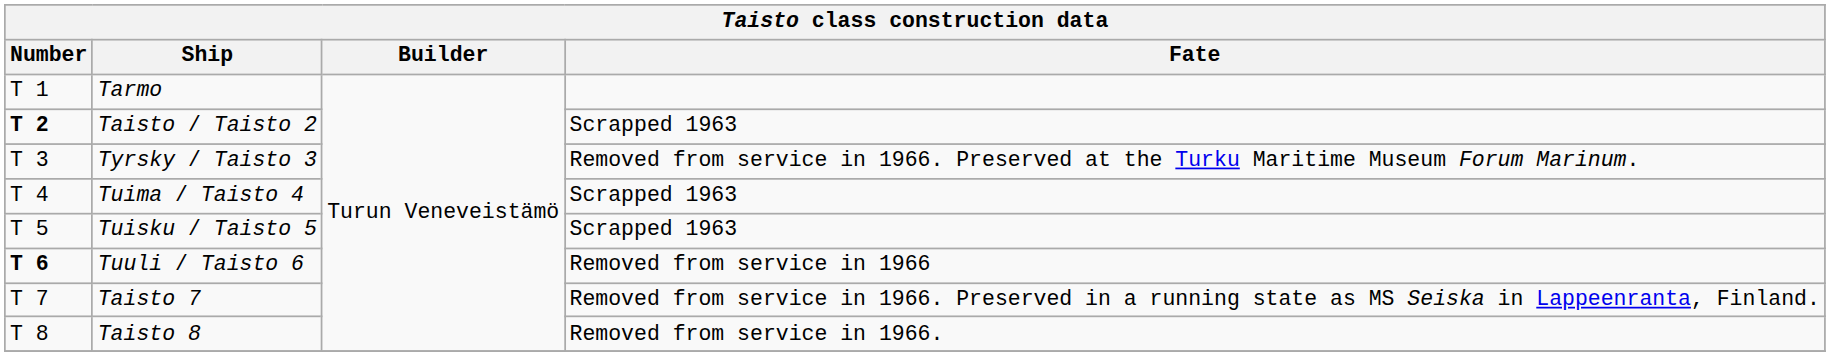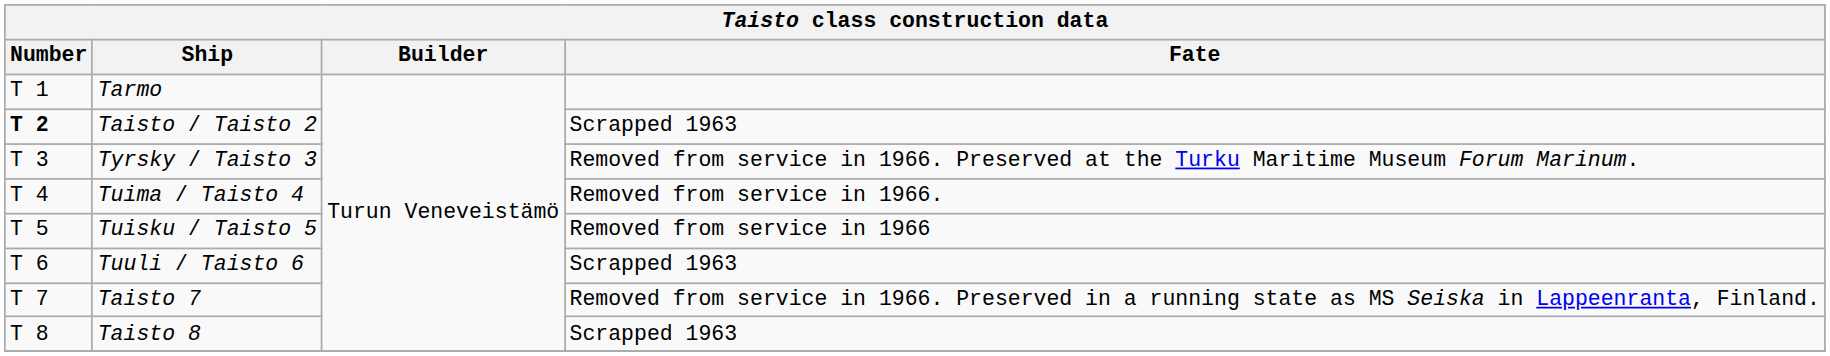(653, 196) Scrapped 1963 -> (756, 196) Removed from service in 1966.
(653, 231) Scrapped 1963 -> (750, 231) Removed from service in 1966
(29, 265) bold -> (29, 265) normal
(750, 265) Removed from service in 1966 -> (653, 265) Scrapped 1963
(756, 335) Removed from service in 1966. -> (653, 335) Scrapped 1963
